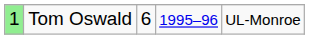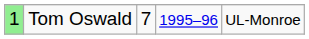(146, 19) 6 -> (146, 19) 7
